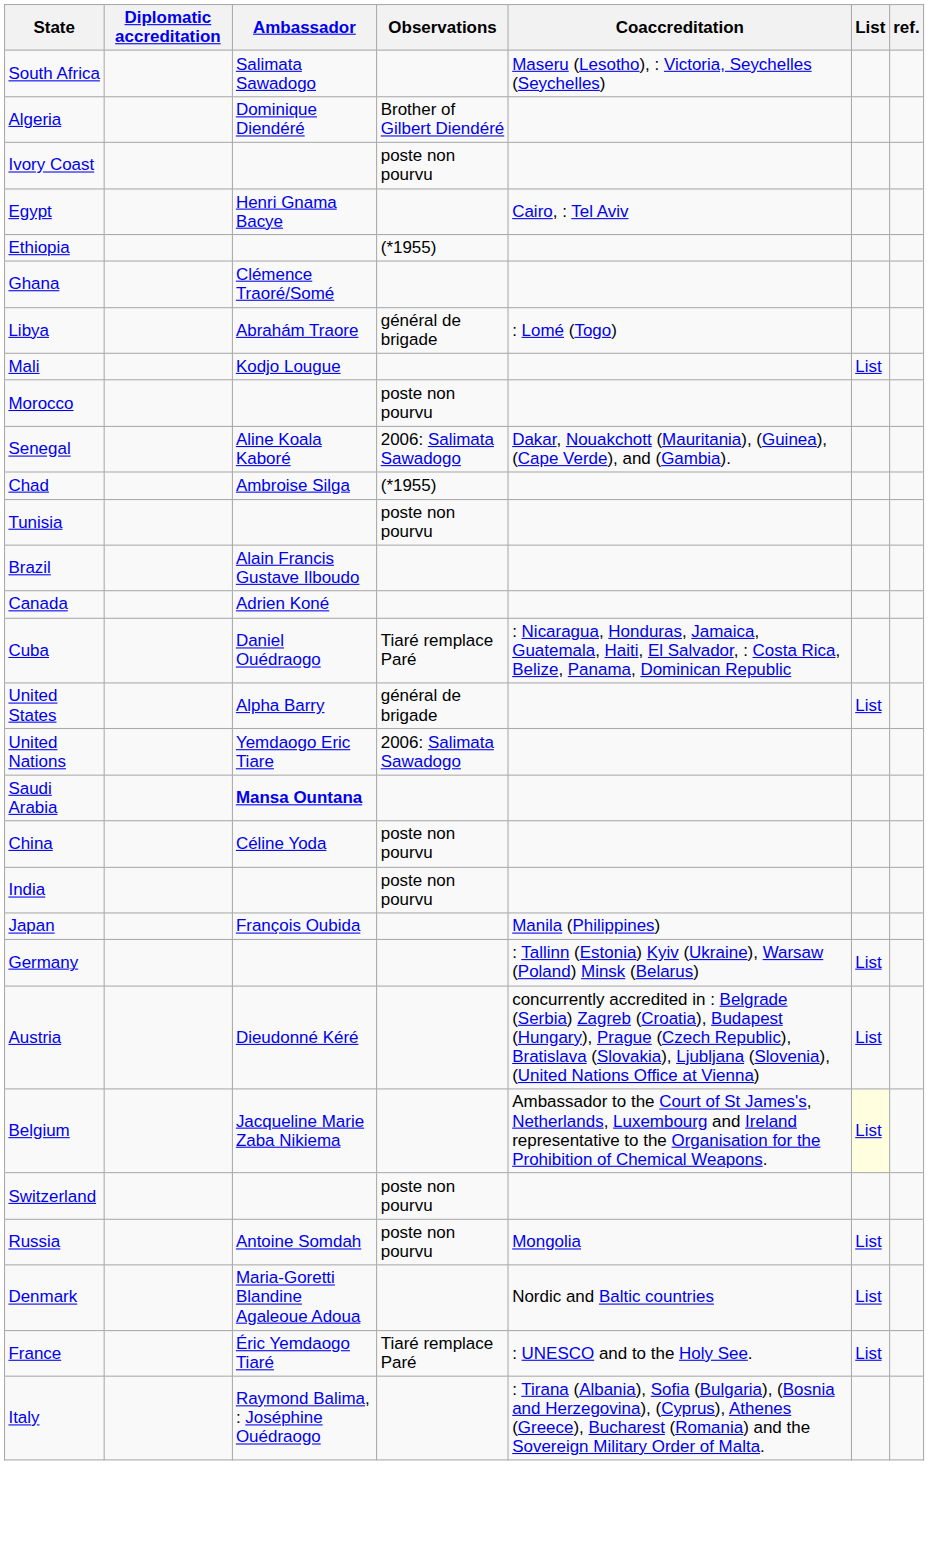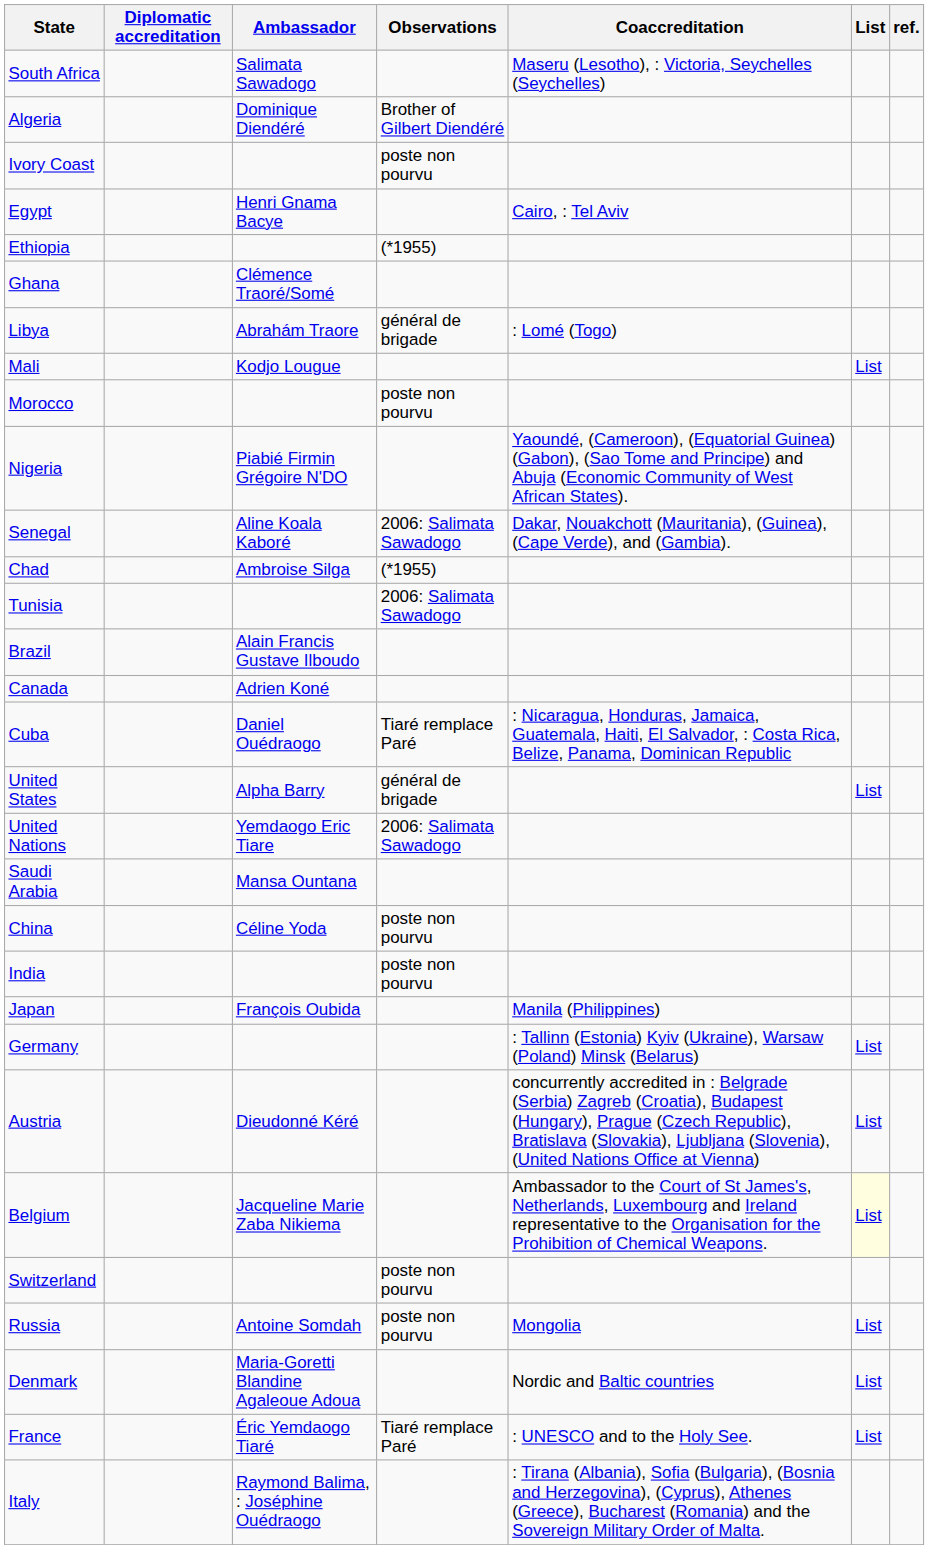+ row: (35, 468)
(418, 521) poste non pourvu -> (437, 606) 2006: Salimata Sawadogo
(299, 797) bold -> (296, 881) normal
